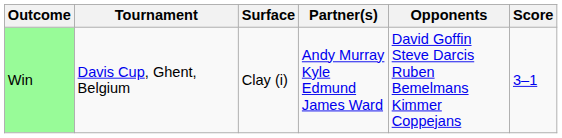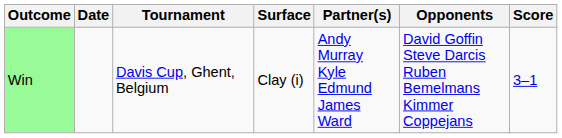+ column: (93, 16)
